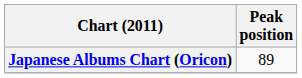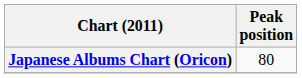(266, 60) 89 -> (266, 60) 80
